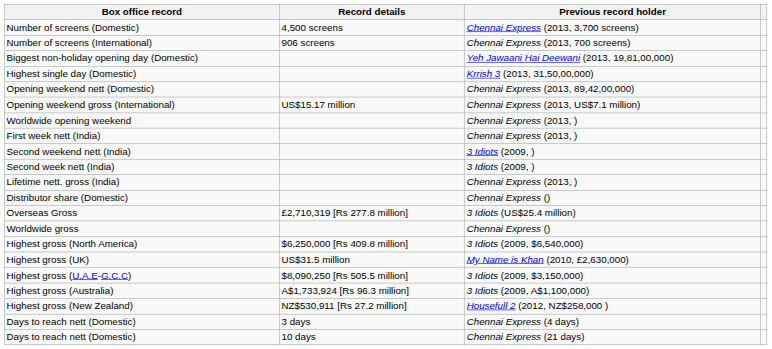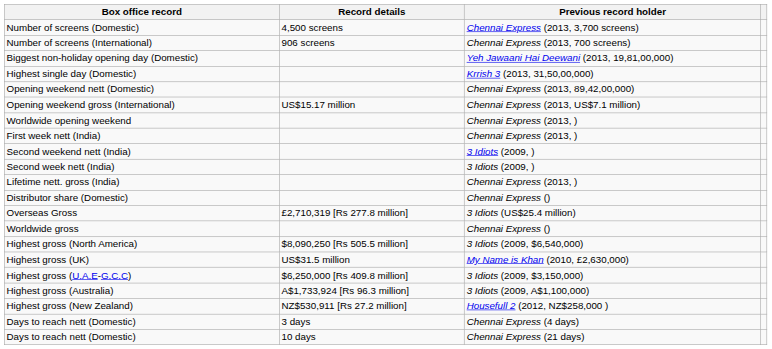(345, 244) $6,250,000 [Rs 409.8 million] -> (345, 244) $8,090,250 [Rs 505.5 million]
(345, 275) $8,090,250 [Rs 505.5 million] -> (345, 275) $6,250,000 [Rs 409.8 million]
